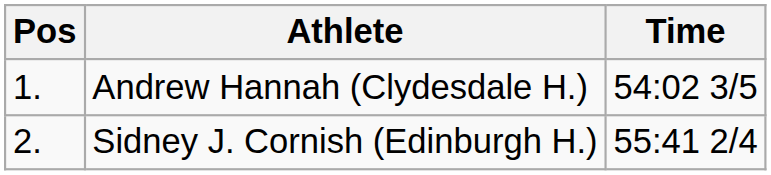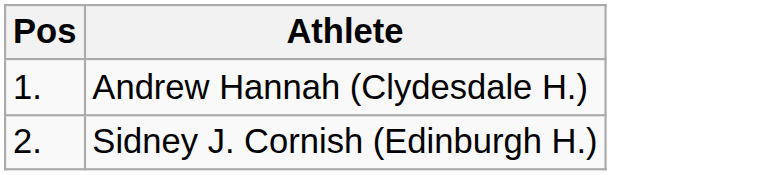- column: (686, 31)
